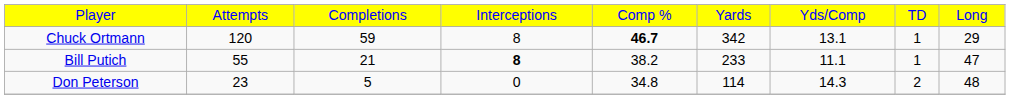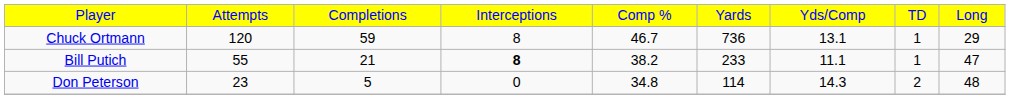(644, 37) bold -> (644, 37) normal
(733, 37) 342 -> (733, 37) 736
